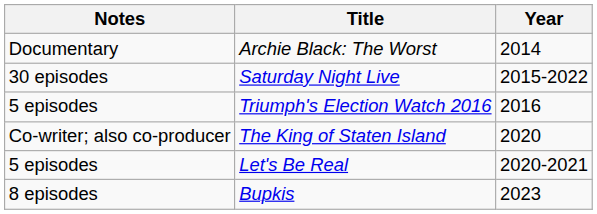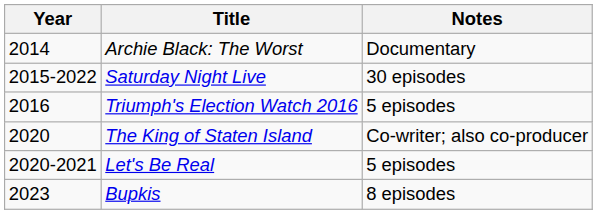columns swapped: (544, 19) <-> (120, 19)
